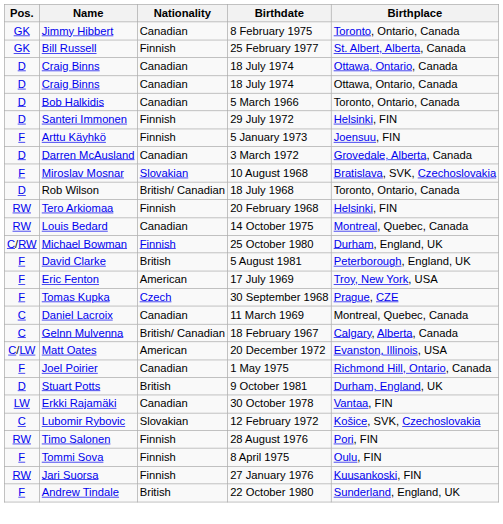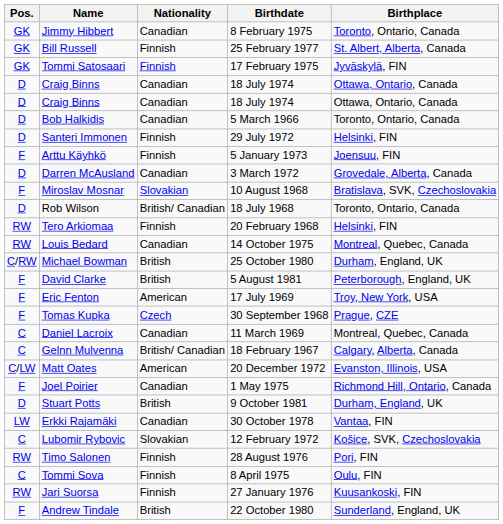+ row: (83, 66)
(158, 244) Finnish -> (155, 262) British
(22, 457) F -> (22, 475) C
